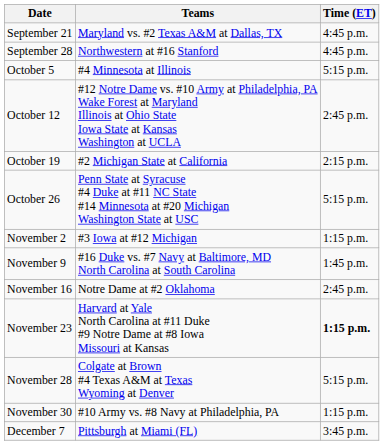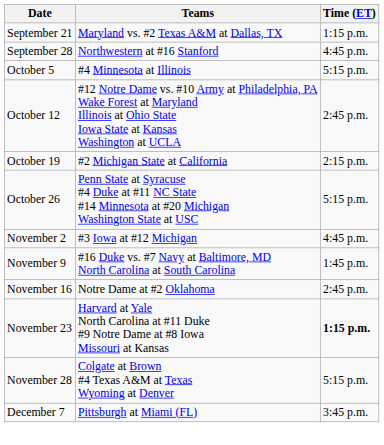(346, 32) 4:45 p.m. -> (346, 32) 1:15 p.m.
(346, 238) 1:15 p.m. -> (346, 238) 4:45 p.m.
- row: (39, 412)
